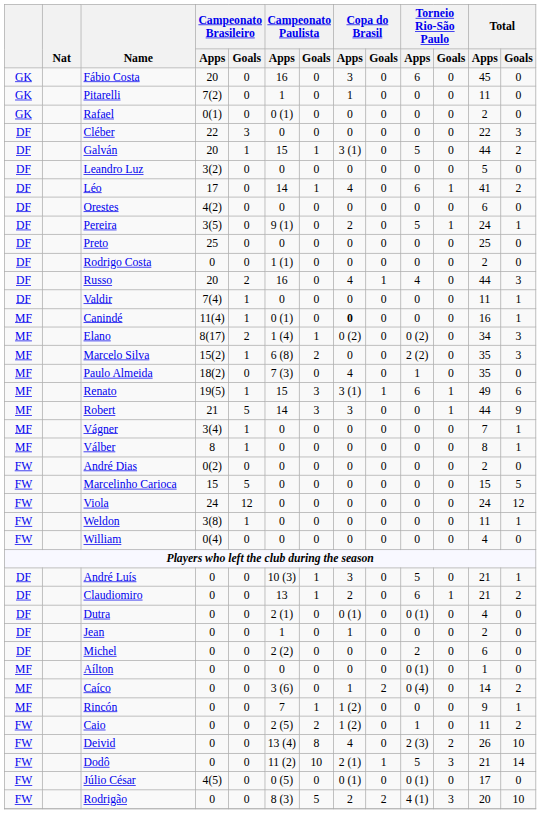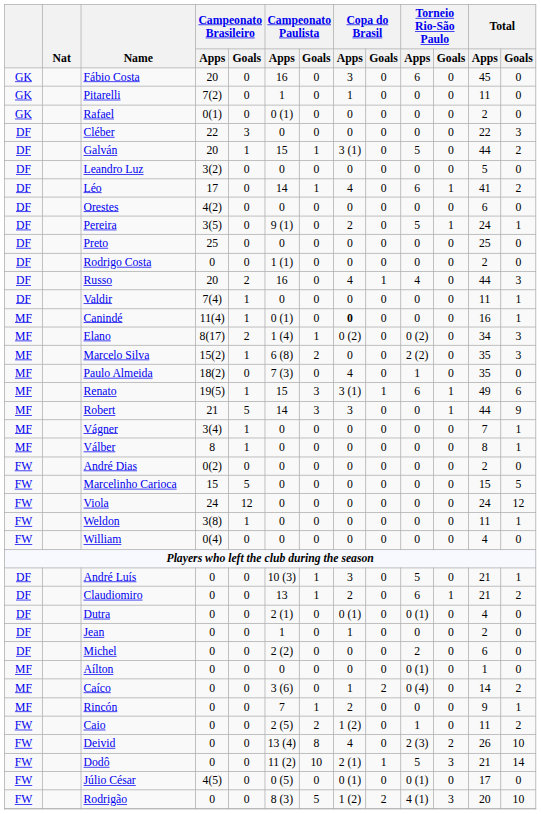(350, 706) 1 (2) -> (350, 706) 2
(350, 799) 2 -> (350, 799) 1 (2)
